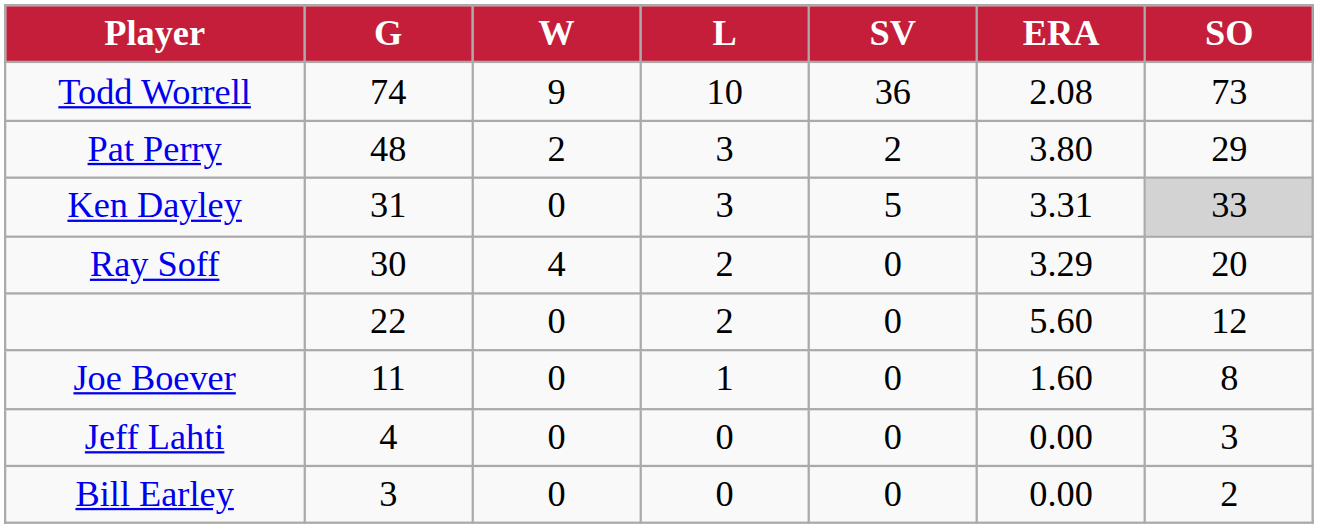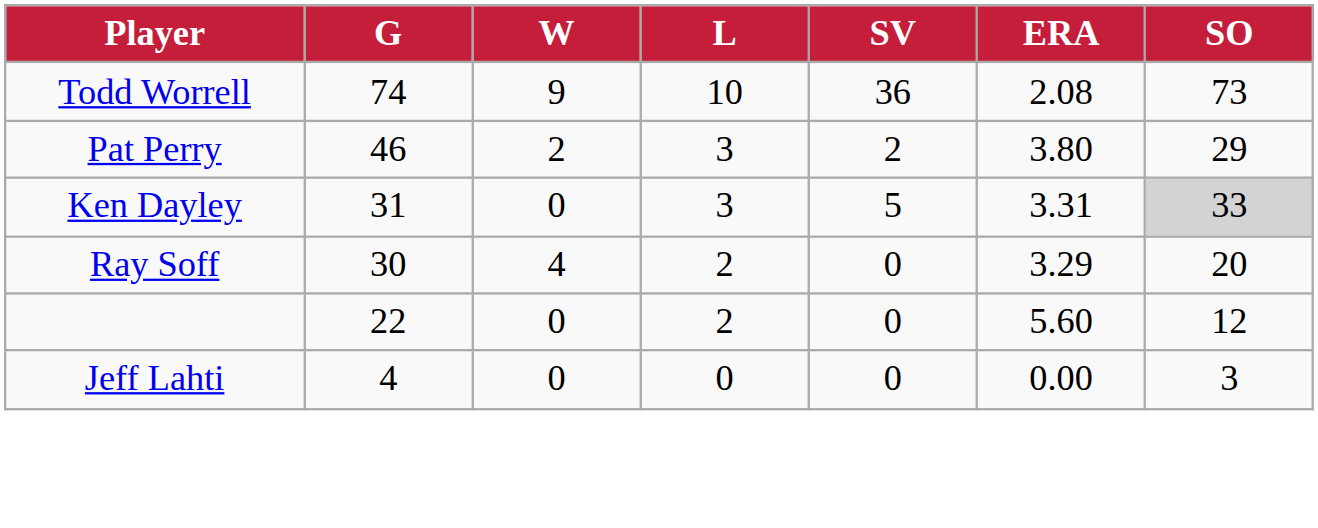(388, 148) 48 -> (388, 148) 46
- row: (155, 378)
- row: (155, 494)
